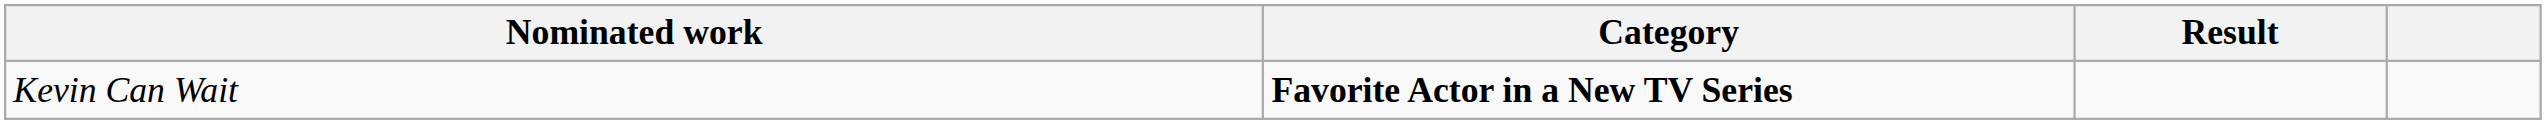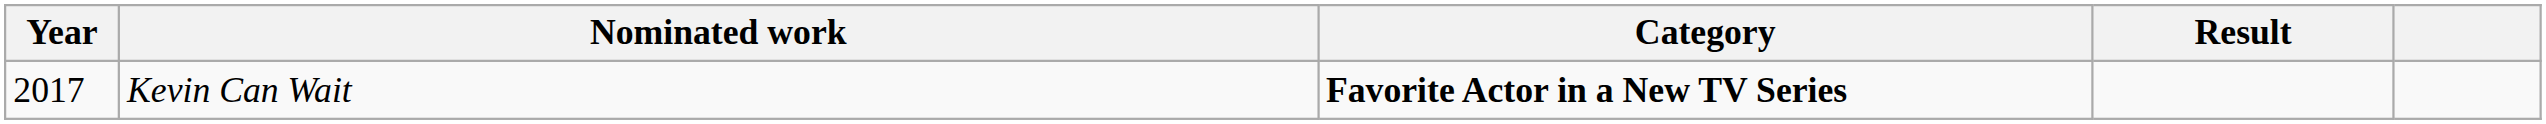+ column: (62, 32)
